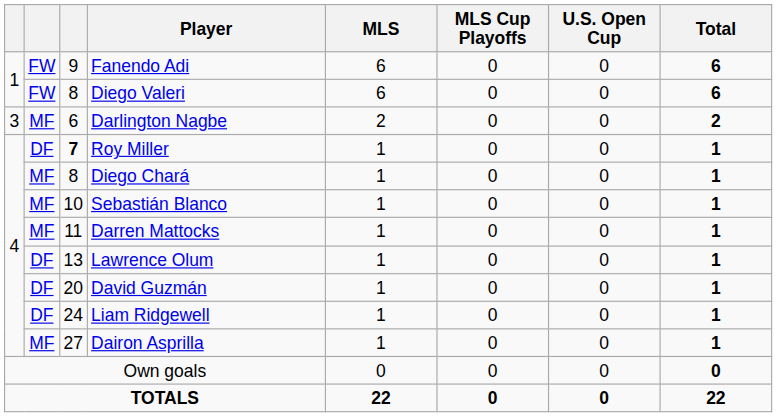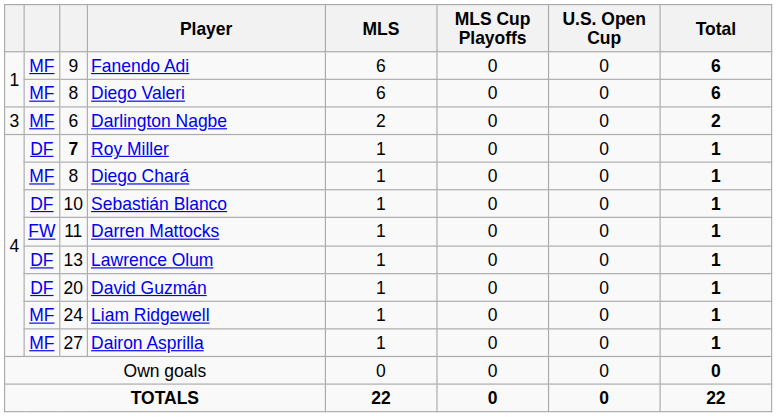(42, 66) FW -> (42, 66) MF
(42, 93) FW -> (42, 93) MF
(42, 204) MF -> (42, 204) DF
(42, 232) MF -> (42, 232) FW
(42, 315) DF -> (42, 315) MF
